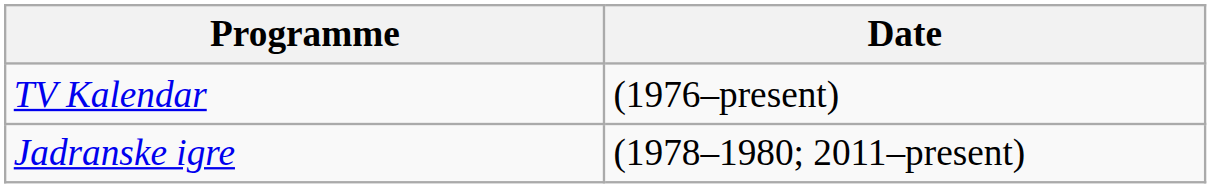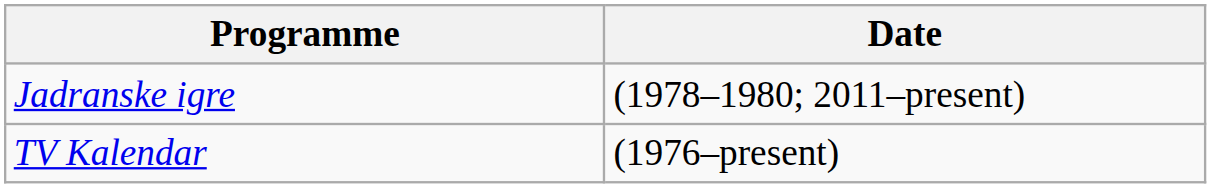rows swapped: (110, 93) <-> (124, 152)
